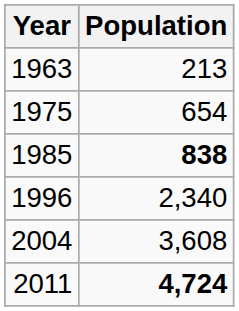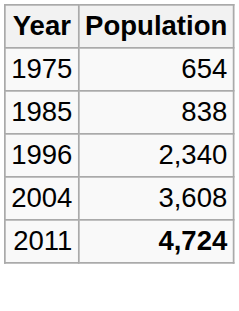- row: (42, 69)
(204, 155) bold -> (204, 112) normal
